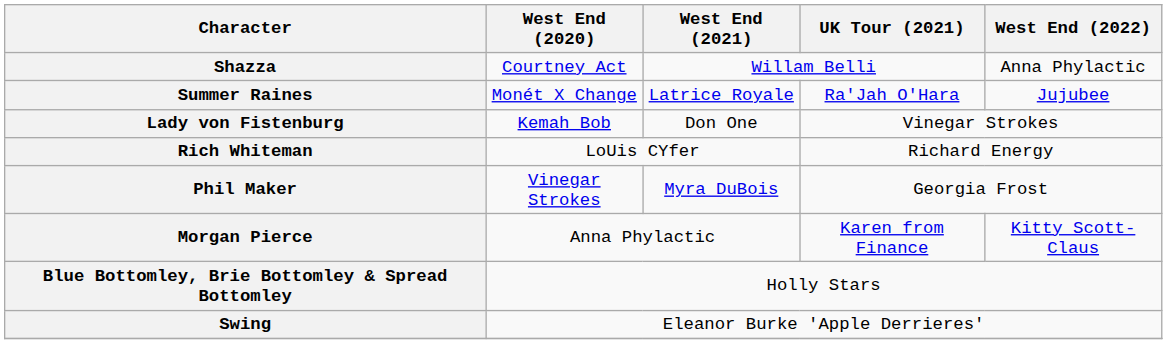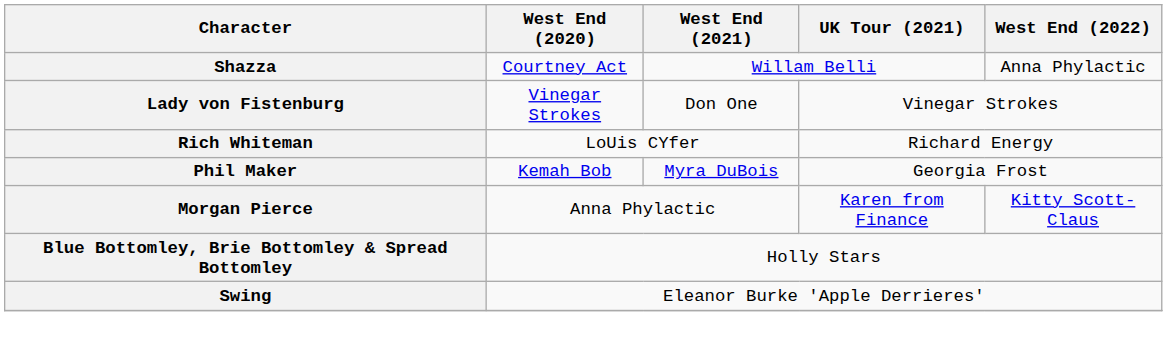- row: (245, 95)
(564, 123) Kemah Bob -> (565, 105) Vinegar Strokes
(564, 190) Vinegar Strokes -> (565, 171) Kemah Bob
